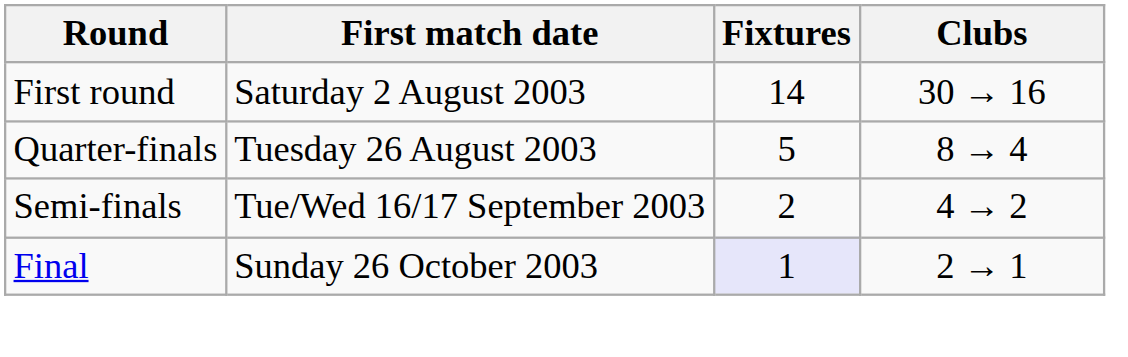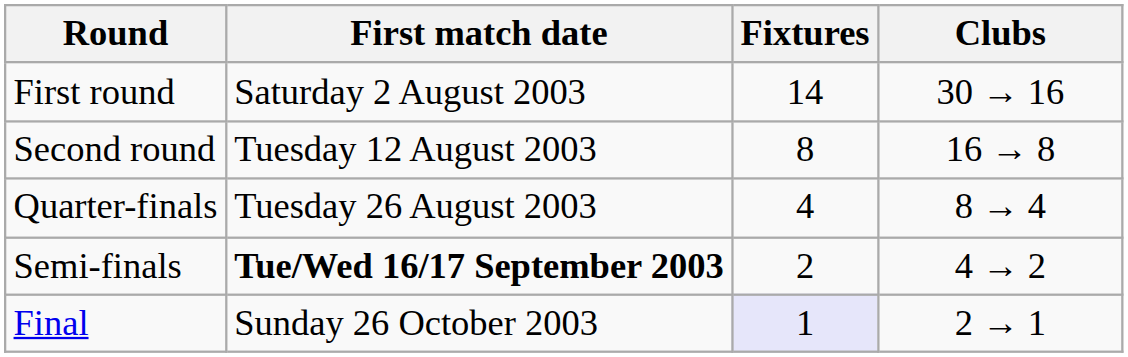+ row: (114, 149)
(787, 149) 5 -> (805, 206) 4
(470, 206) normal -> (479, 264) bold
